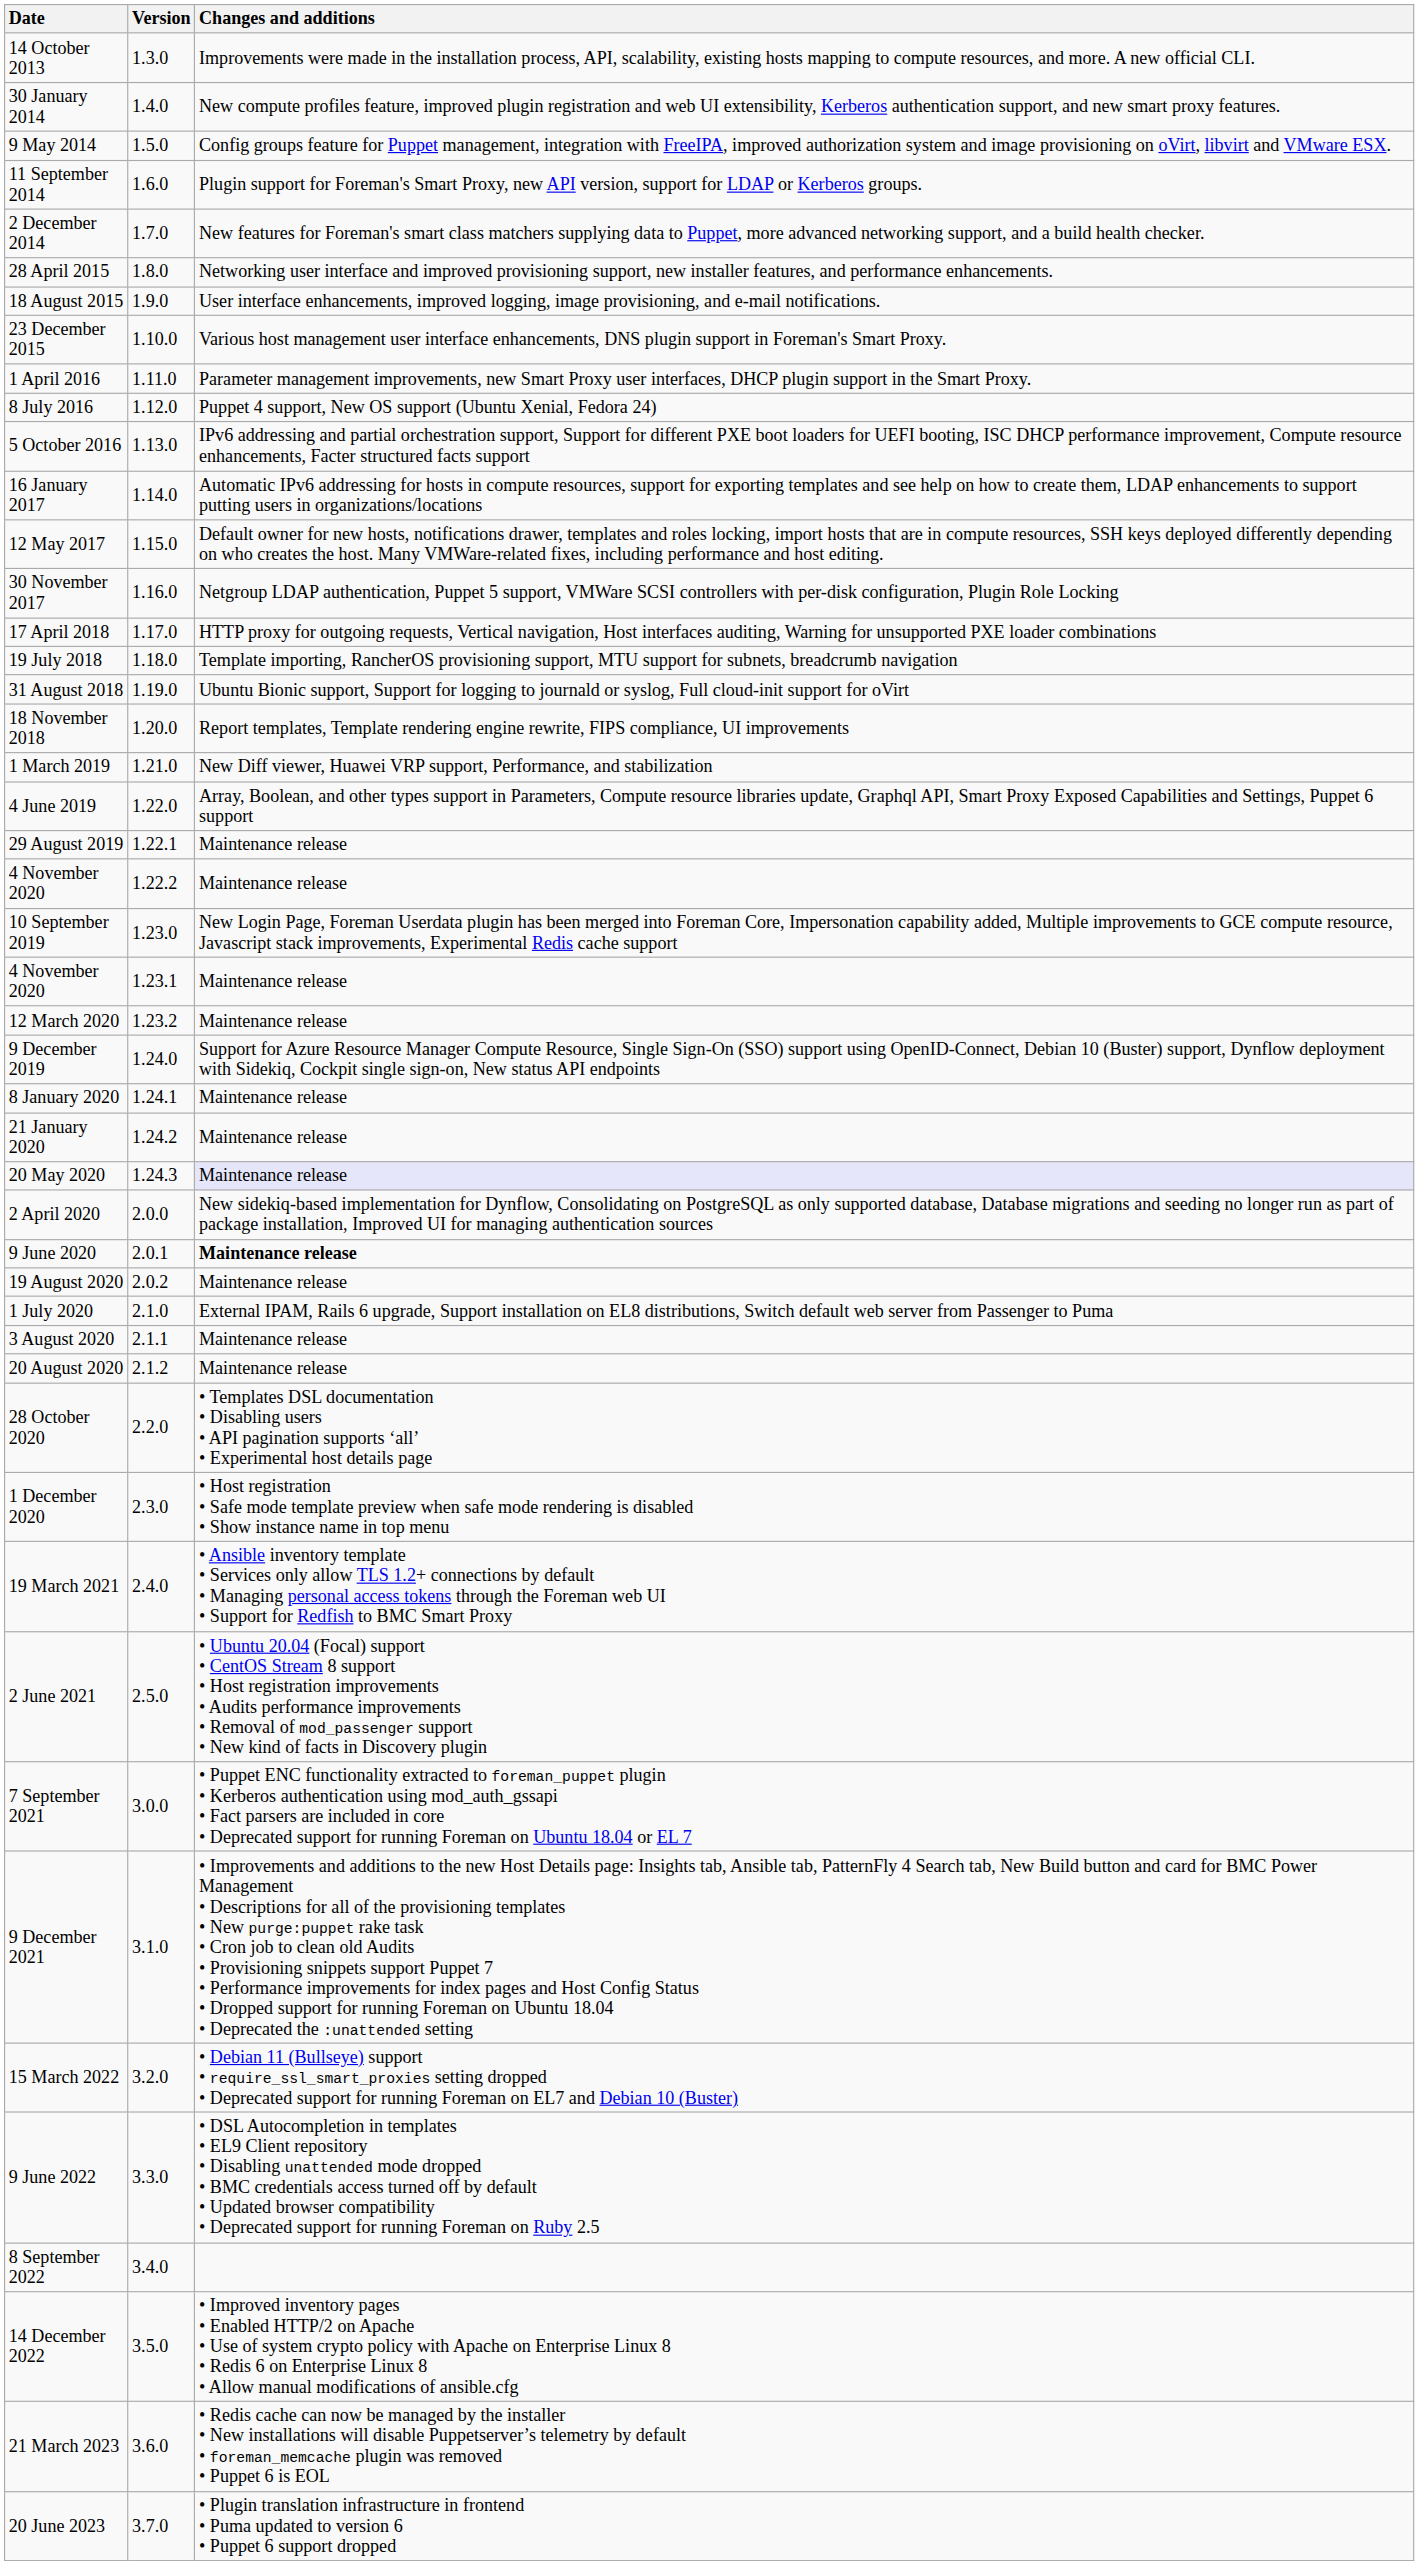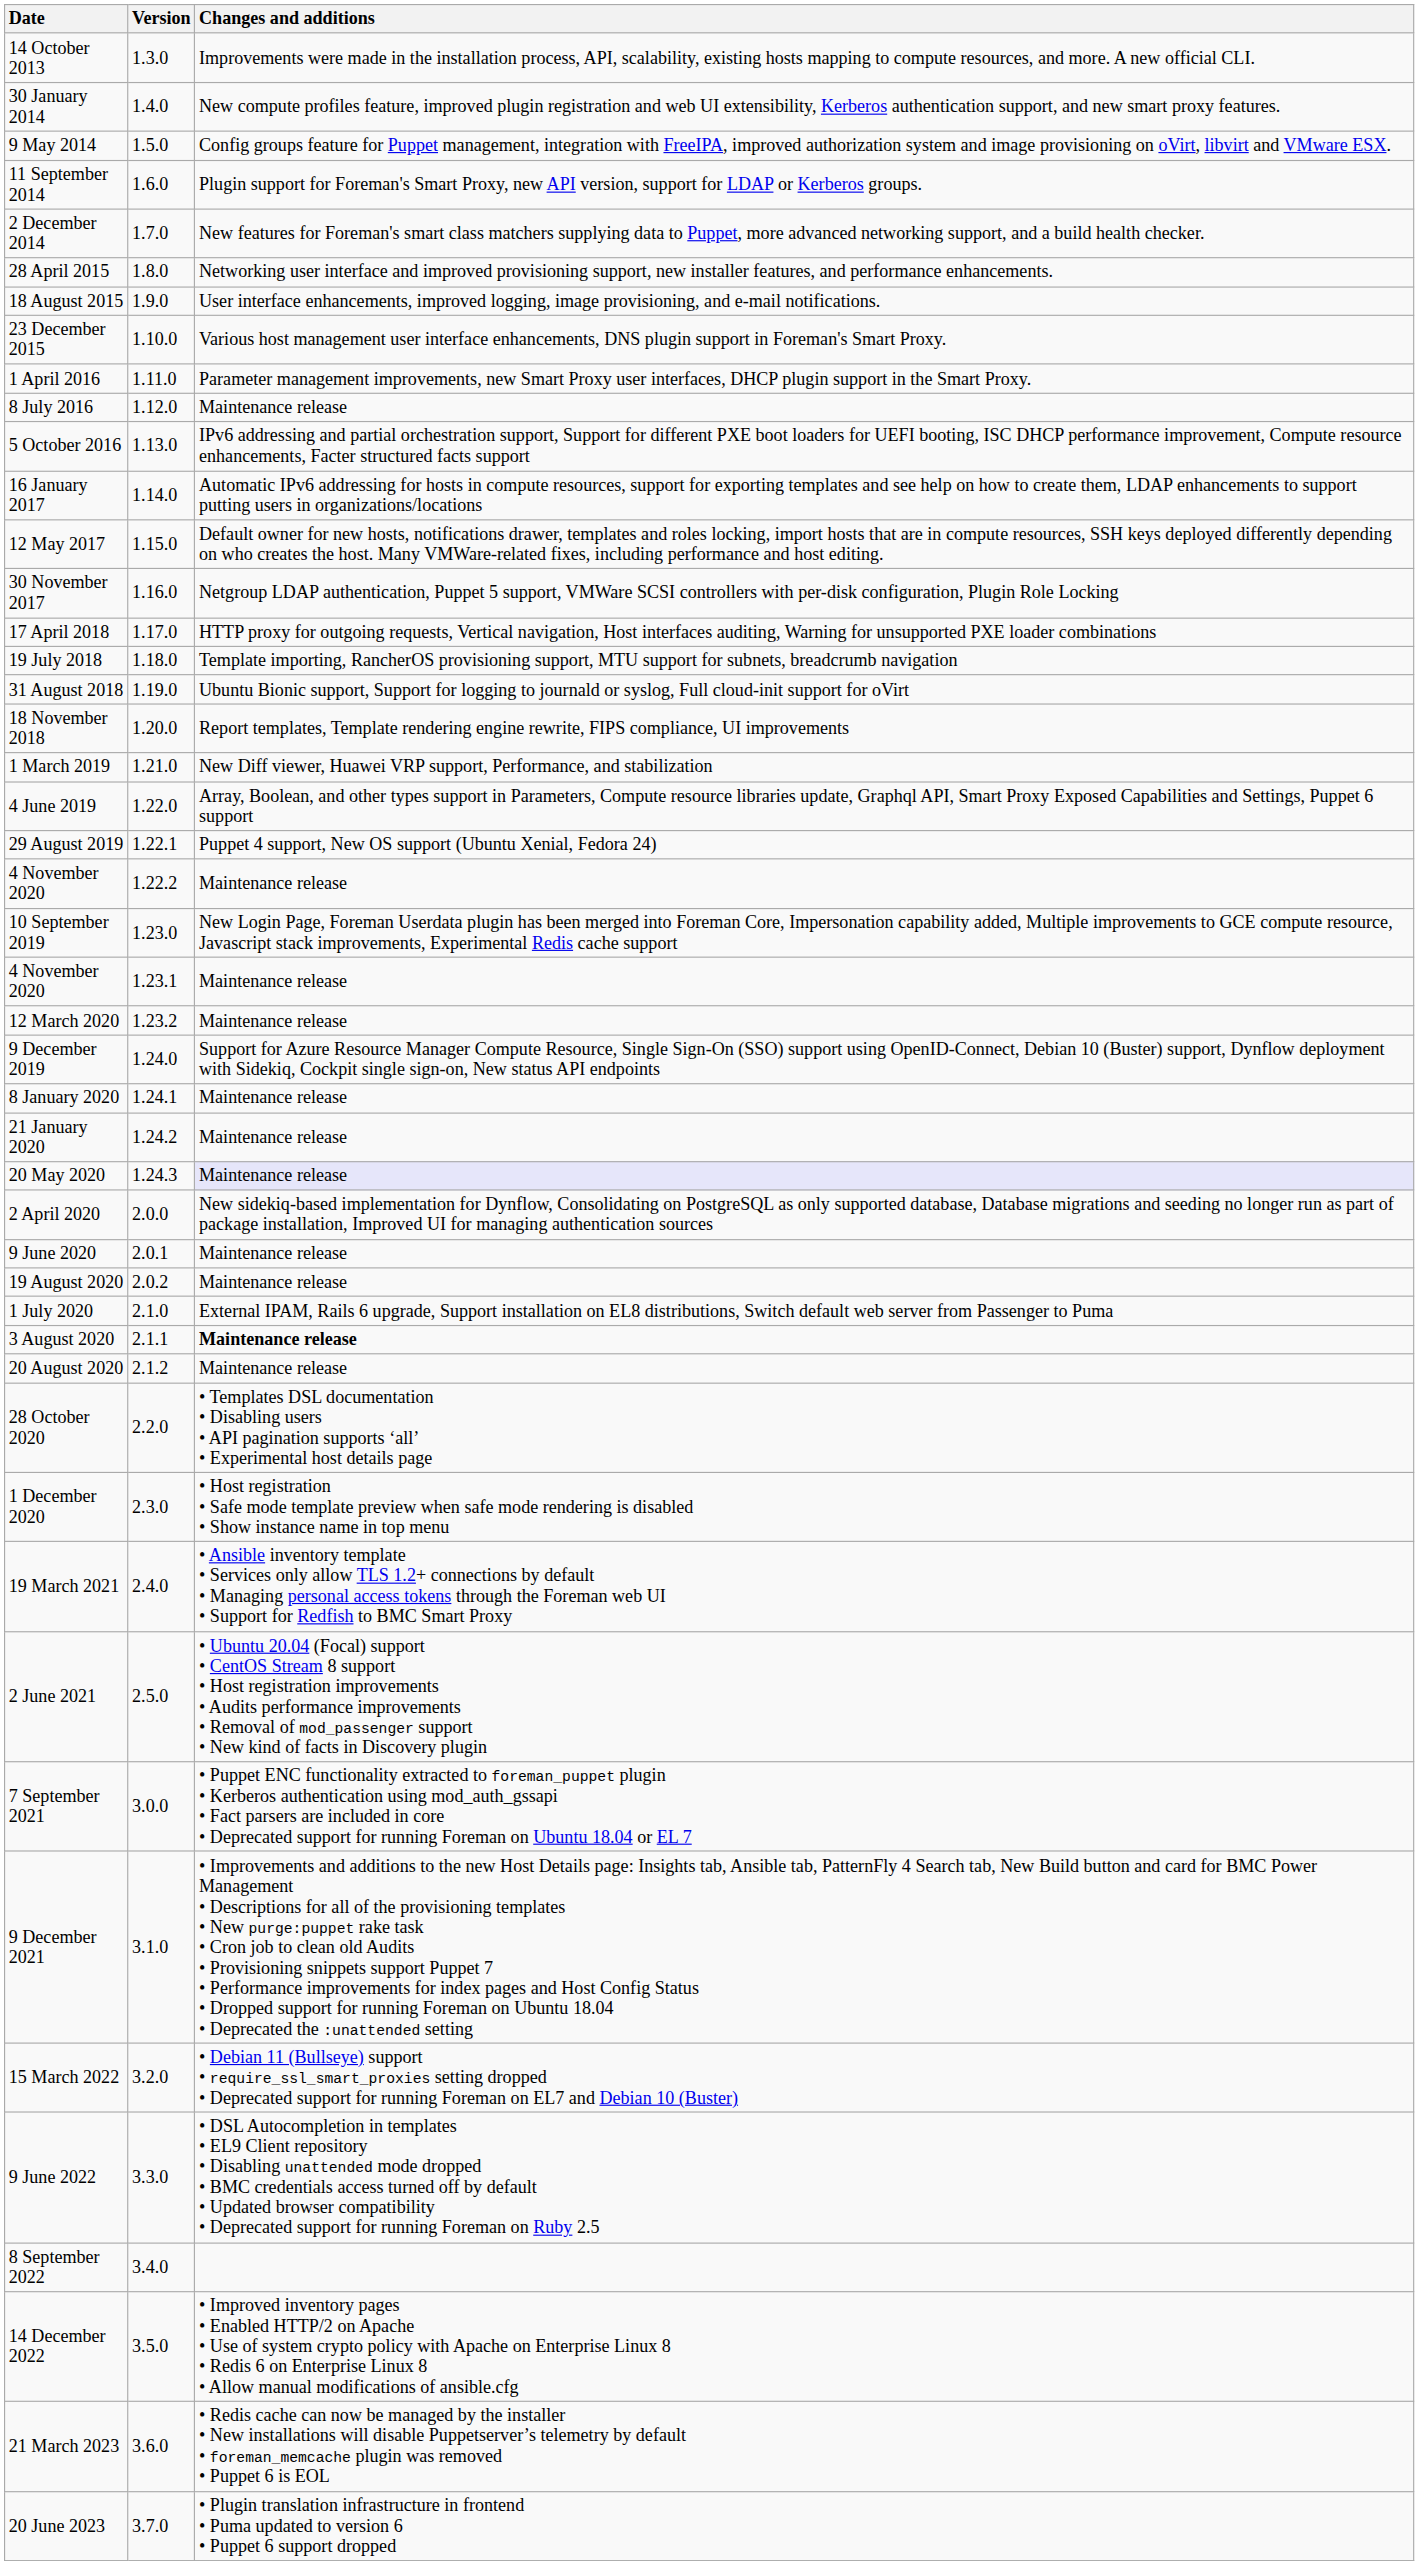(428, 407) Puppet 4 support, New OS support (Ubuntu Xenial, Fedora 24) -> (273, 407) Maintenance release
(273, 844) Maintenance release -> (428, 844) Puppet 4 support, New OS support (Ubuntu Xenial, Fedora 24)
(278, 1253) bold -> (273, 1253) normal
(273, 1339) normal -> (278, 1339) bold
